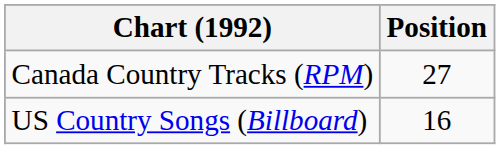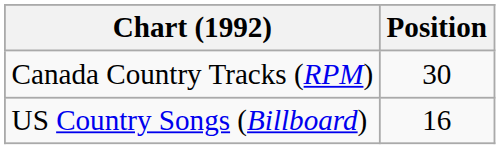(437, 73) 27 -> (437, 73) 30
